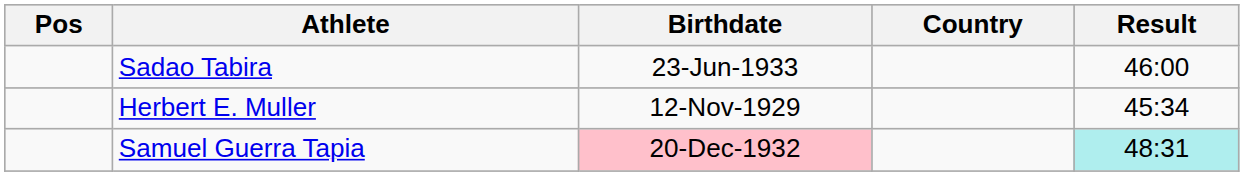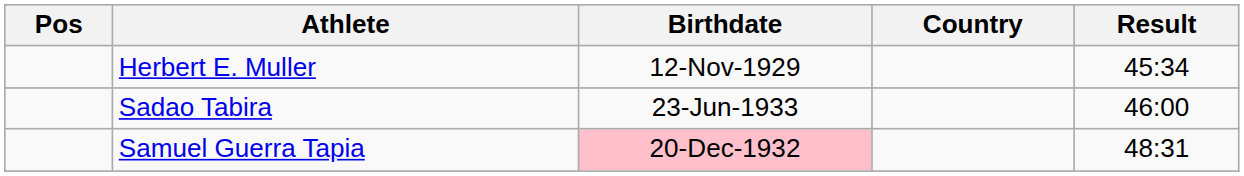rows swapped: (217, 107) <-> (195, 66)
(1157, 149) paleturquoise background -> (1157, 149) no background
